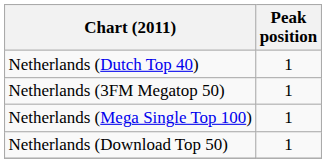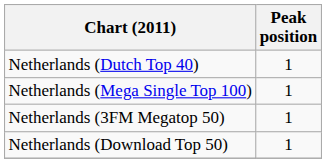rows swapped: (130, 117) <-> (117, 90)
